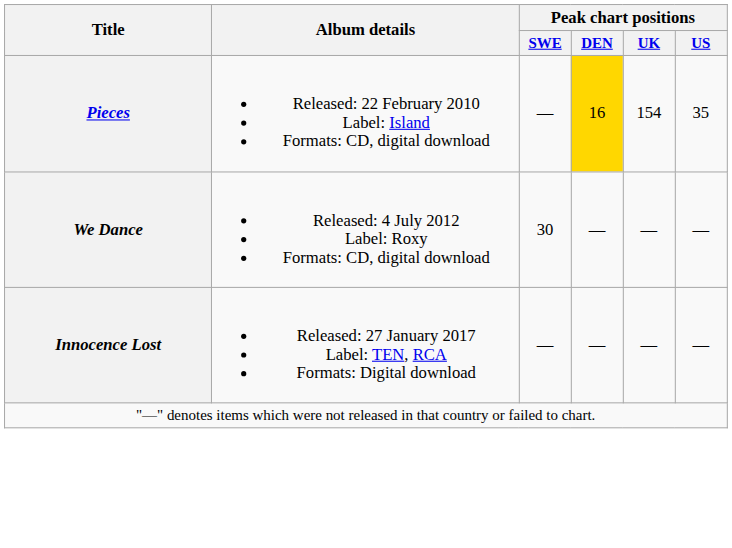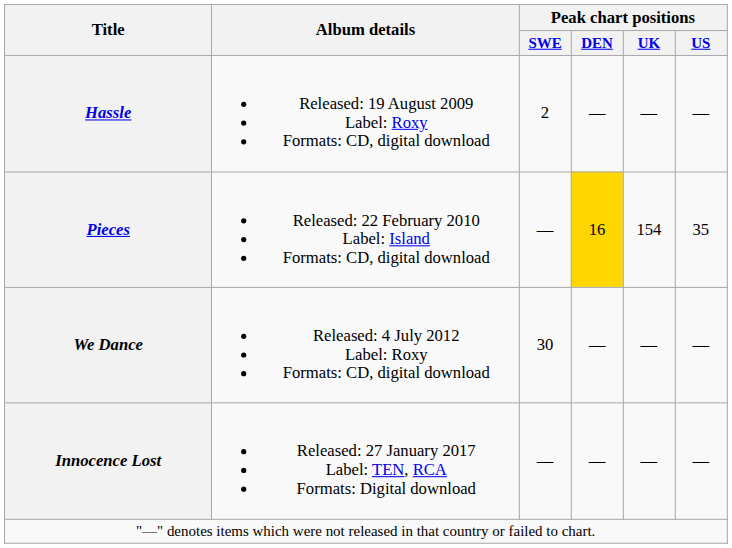+ row: (108, 113)
